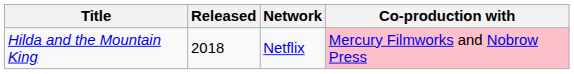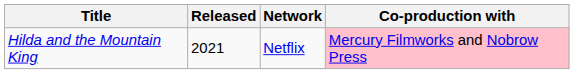(208, 48) 2018 -> (208, 48) 2021
